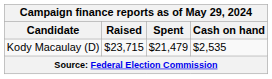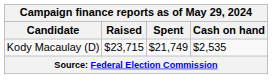(168, 47) $21,479 -> (168, 47) $21,749
